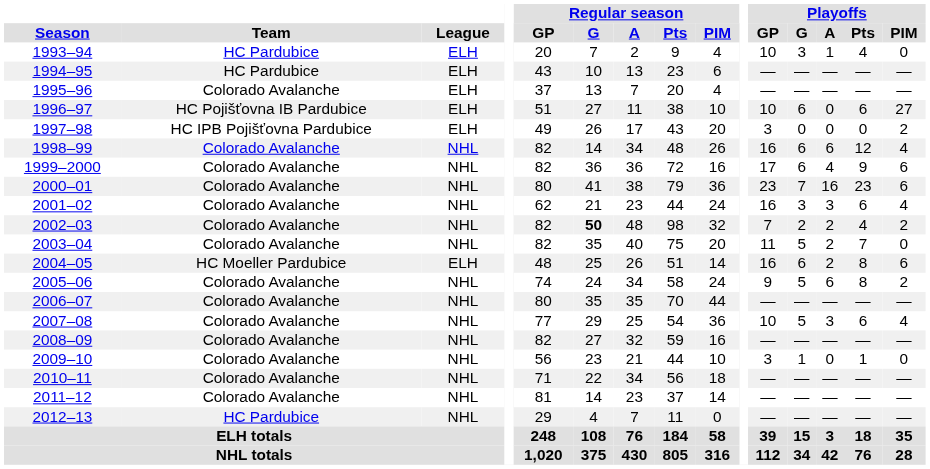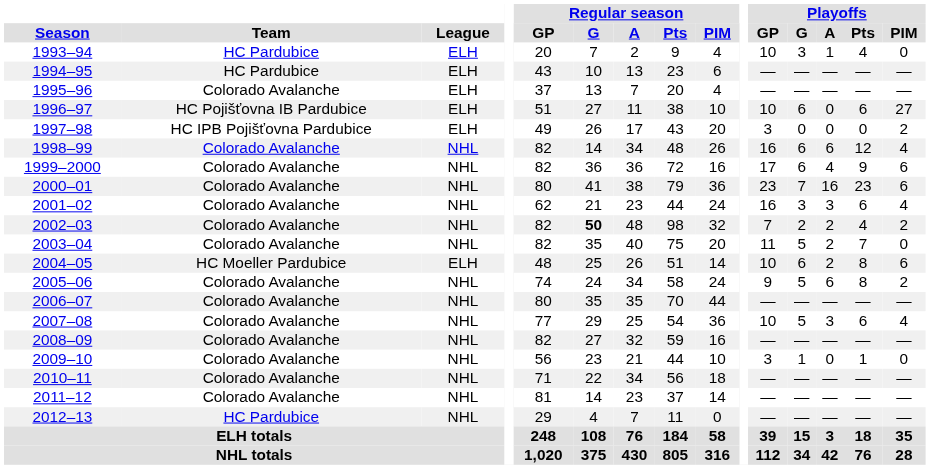(768, 263) 16 -> (768, 263) 10
